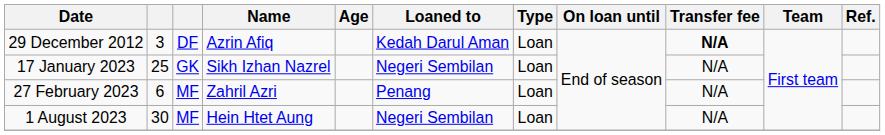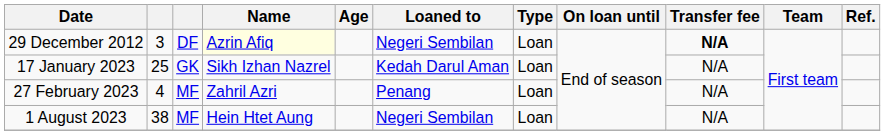(240, 42) no background -> (240, 42) lightyellow background
(443, 42) Kedah Darul Aman -> (435, 42) Negeri Sembilan
(435, 67) Negeri Sembilan -> (443, 67) Kedah Darul Aman
(160, 92) 6 -> (160, 92) 4
(160, 117) 30 -> (160, 117) 38
